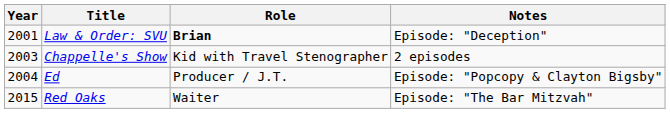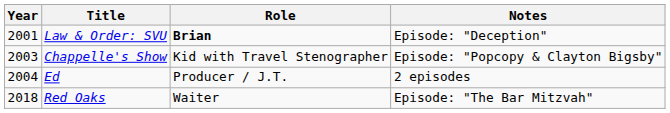(432, 56) 2 episodes -> (528, 56) Episode: "Popcopy & Clayton Bigsby"
(528, 77) Episode: "Popcopy & Clayton Bigsby" -> (432, 77) 2 episodes
(23, 98) 2015 -> (23, 98) 2018
